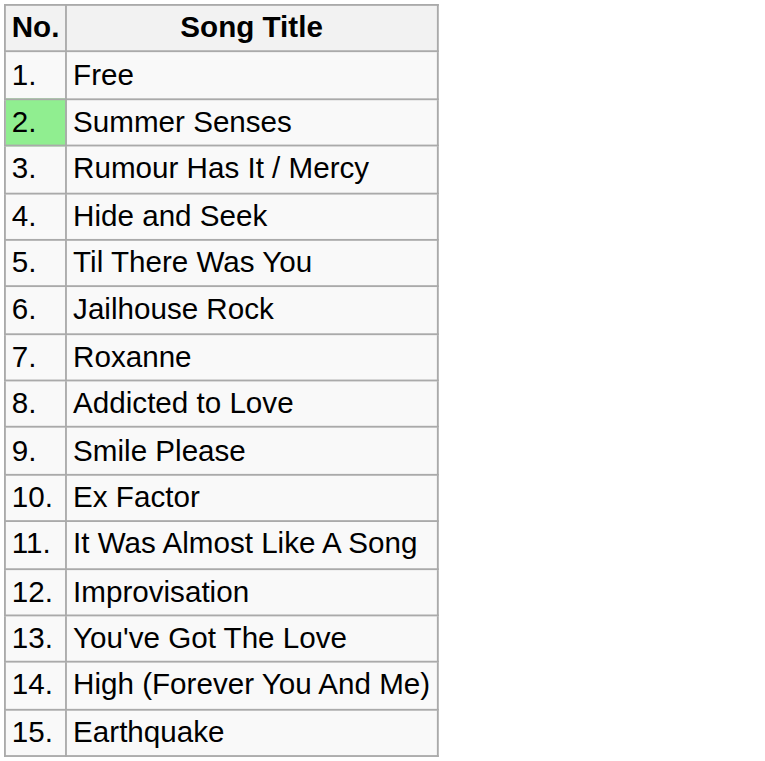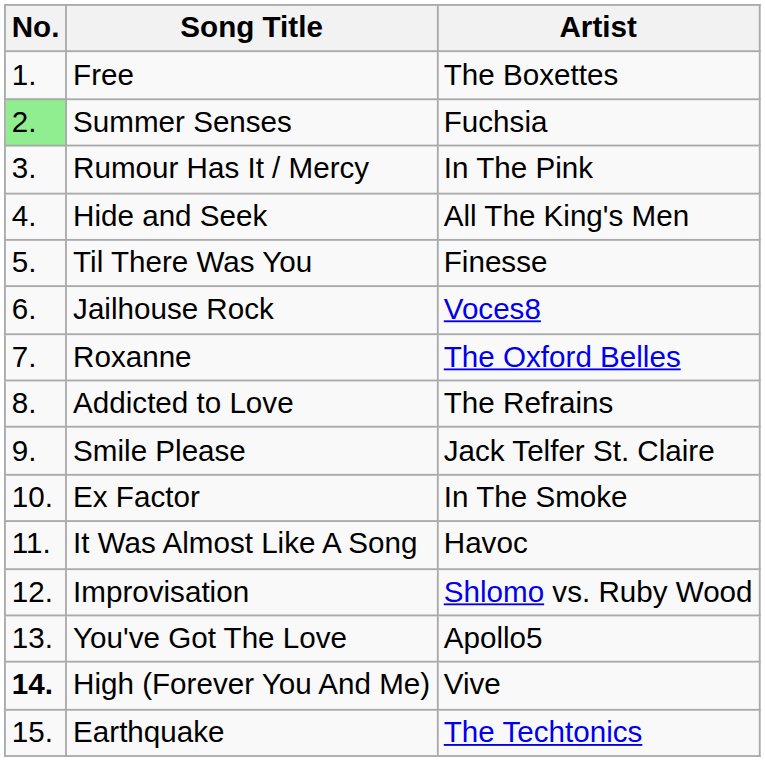+ column: (598, 27)
(32, 685) normal -> (32, 685) bold
